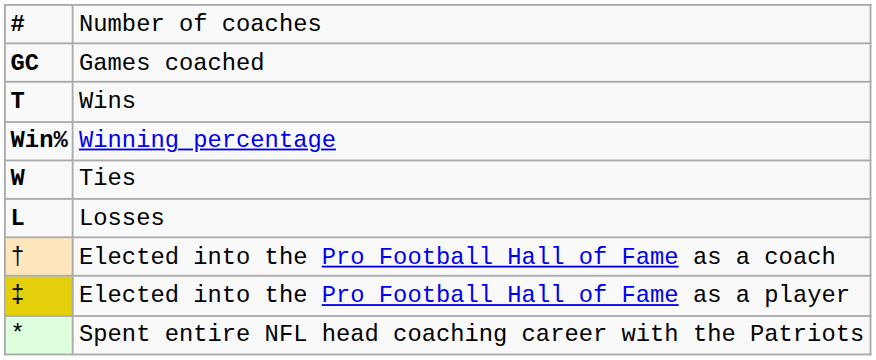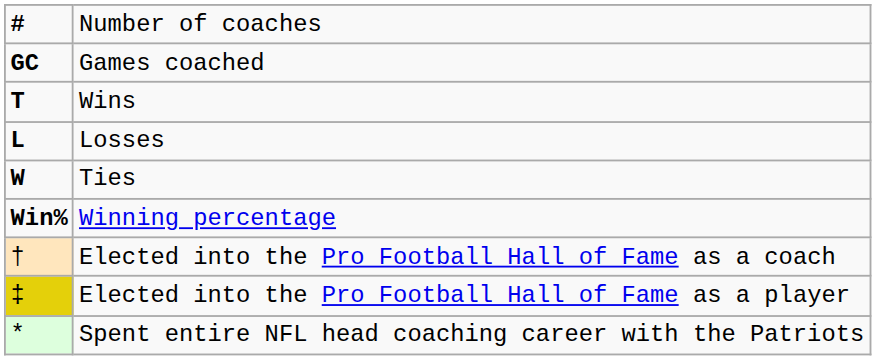rows swapped: (122, 218) <-> (208, 141)
